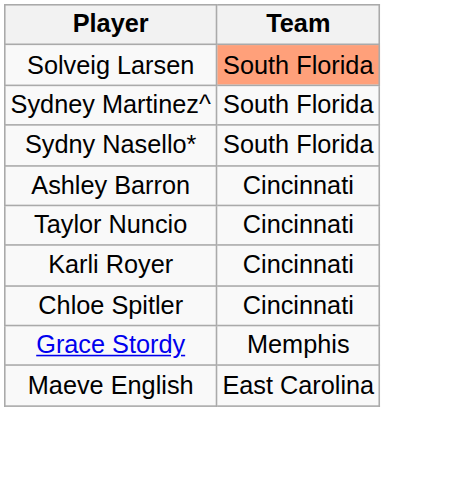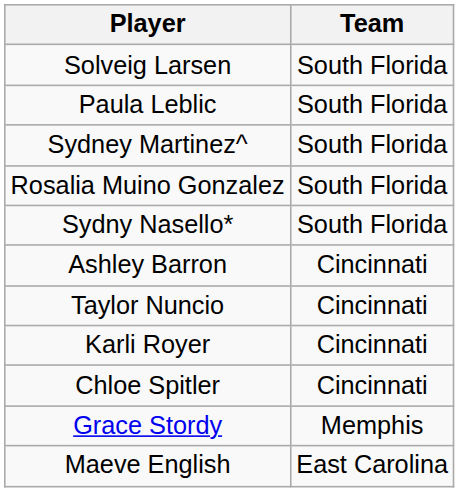(298, 64) lightsalmon background -> (372, 64) no background
+ row: (148, 104)
+ row: (148, 184)
